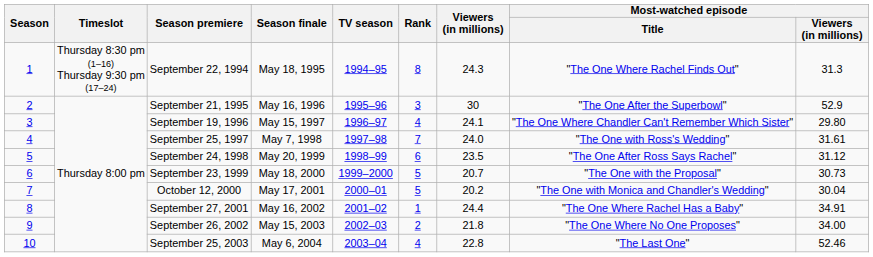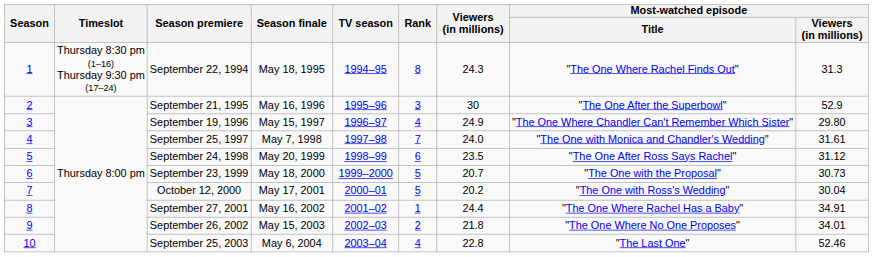(473, 122) 24.1 -> (473, 122) 24.9
(653, 139) "The One with Ross's Wedding" -> (653, 139) "The One with Monica and Chandler's Wedding"
(653, 191) "The One with Monica and Chandler's Wedding" -> (653, 191) "The One with Ross's Wedding"
(832, 225) 34.00 -> (832, 225) 34.01
